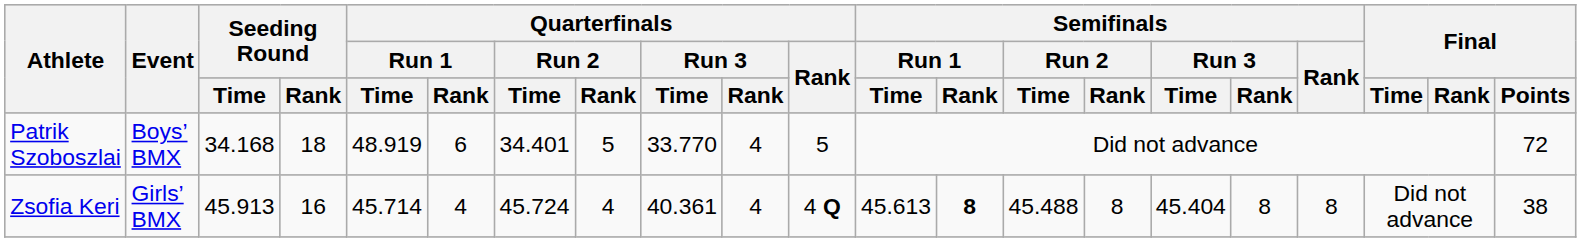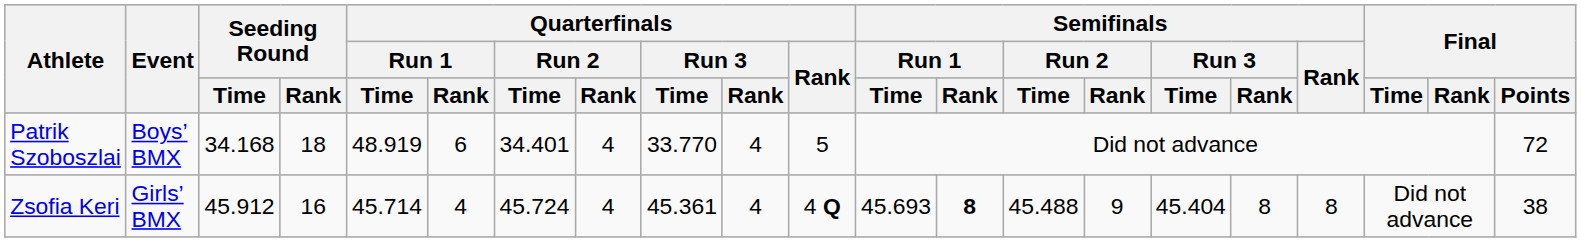(608, 145) 5 -> (608, 145) 4
(240, 206) 45.913 -> (240, 206) 45.912
(682, 206) 40.361 -> (682, 206) 45.361
(896, 206) 45.613 -> (896, 206) 45.693
(1117, 206) 8 -> (1117, 206) 9
